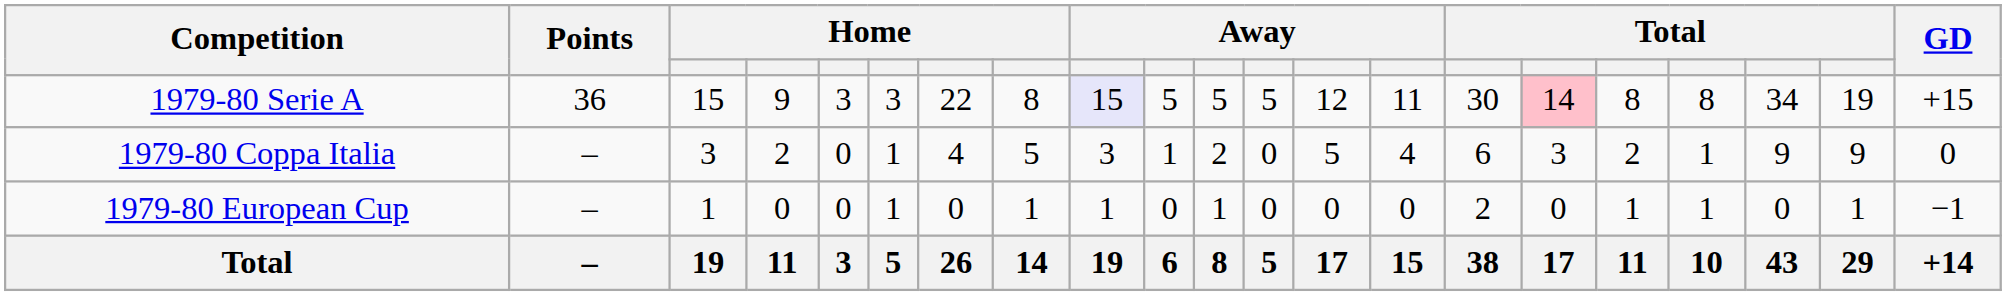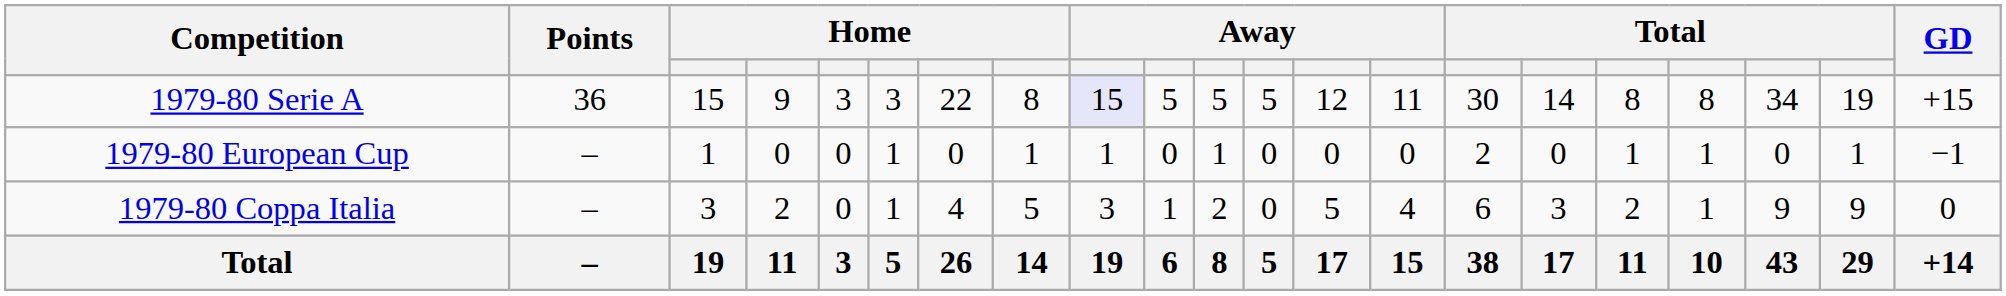(1558, 100) pink background -> (1558, 100) no background
rows swapped: (257, 153) <-> (257, 207)
